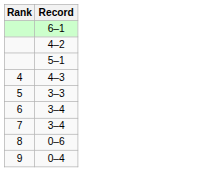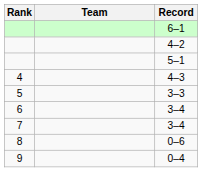+ column: (95, 12)
